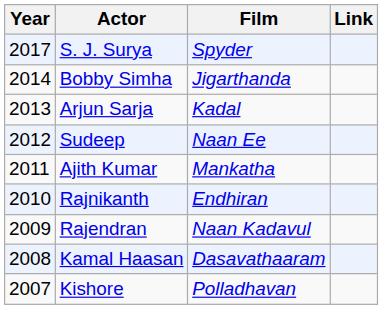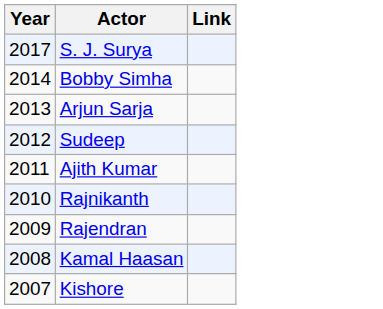- column: (259, 19)
